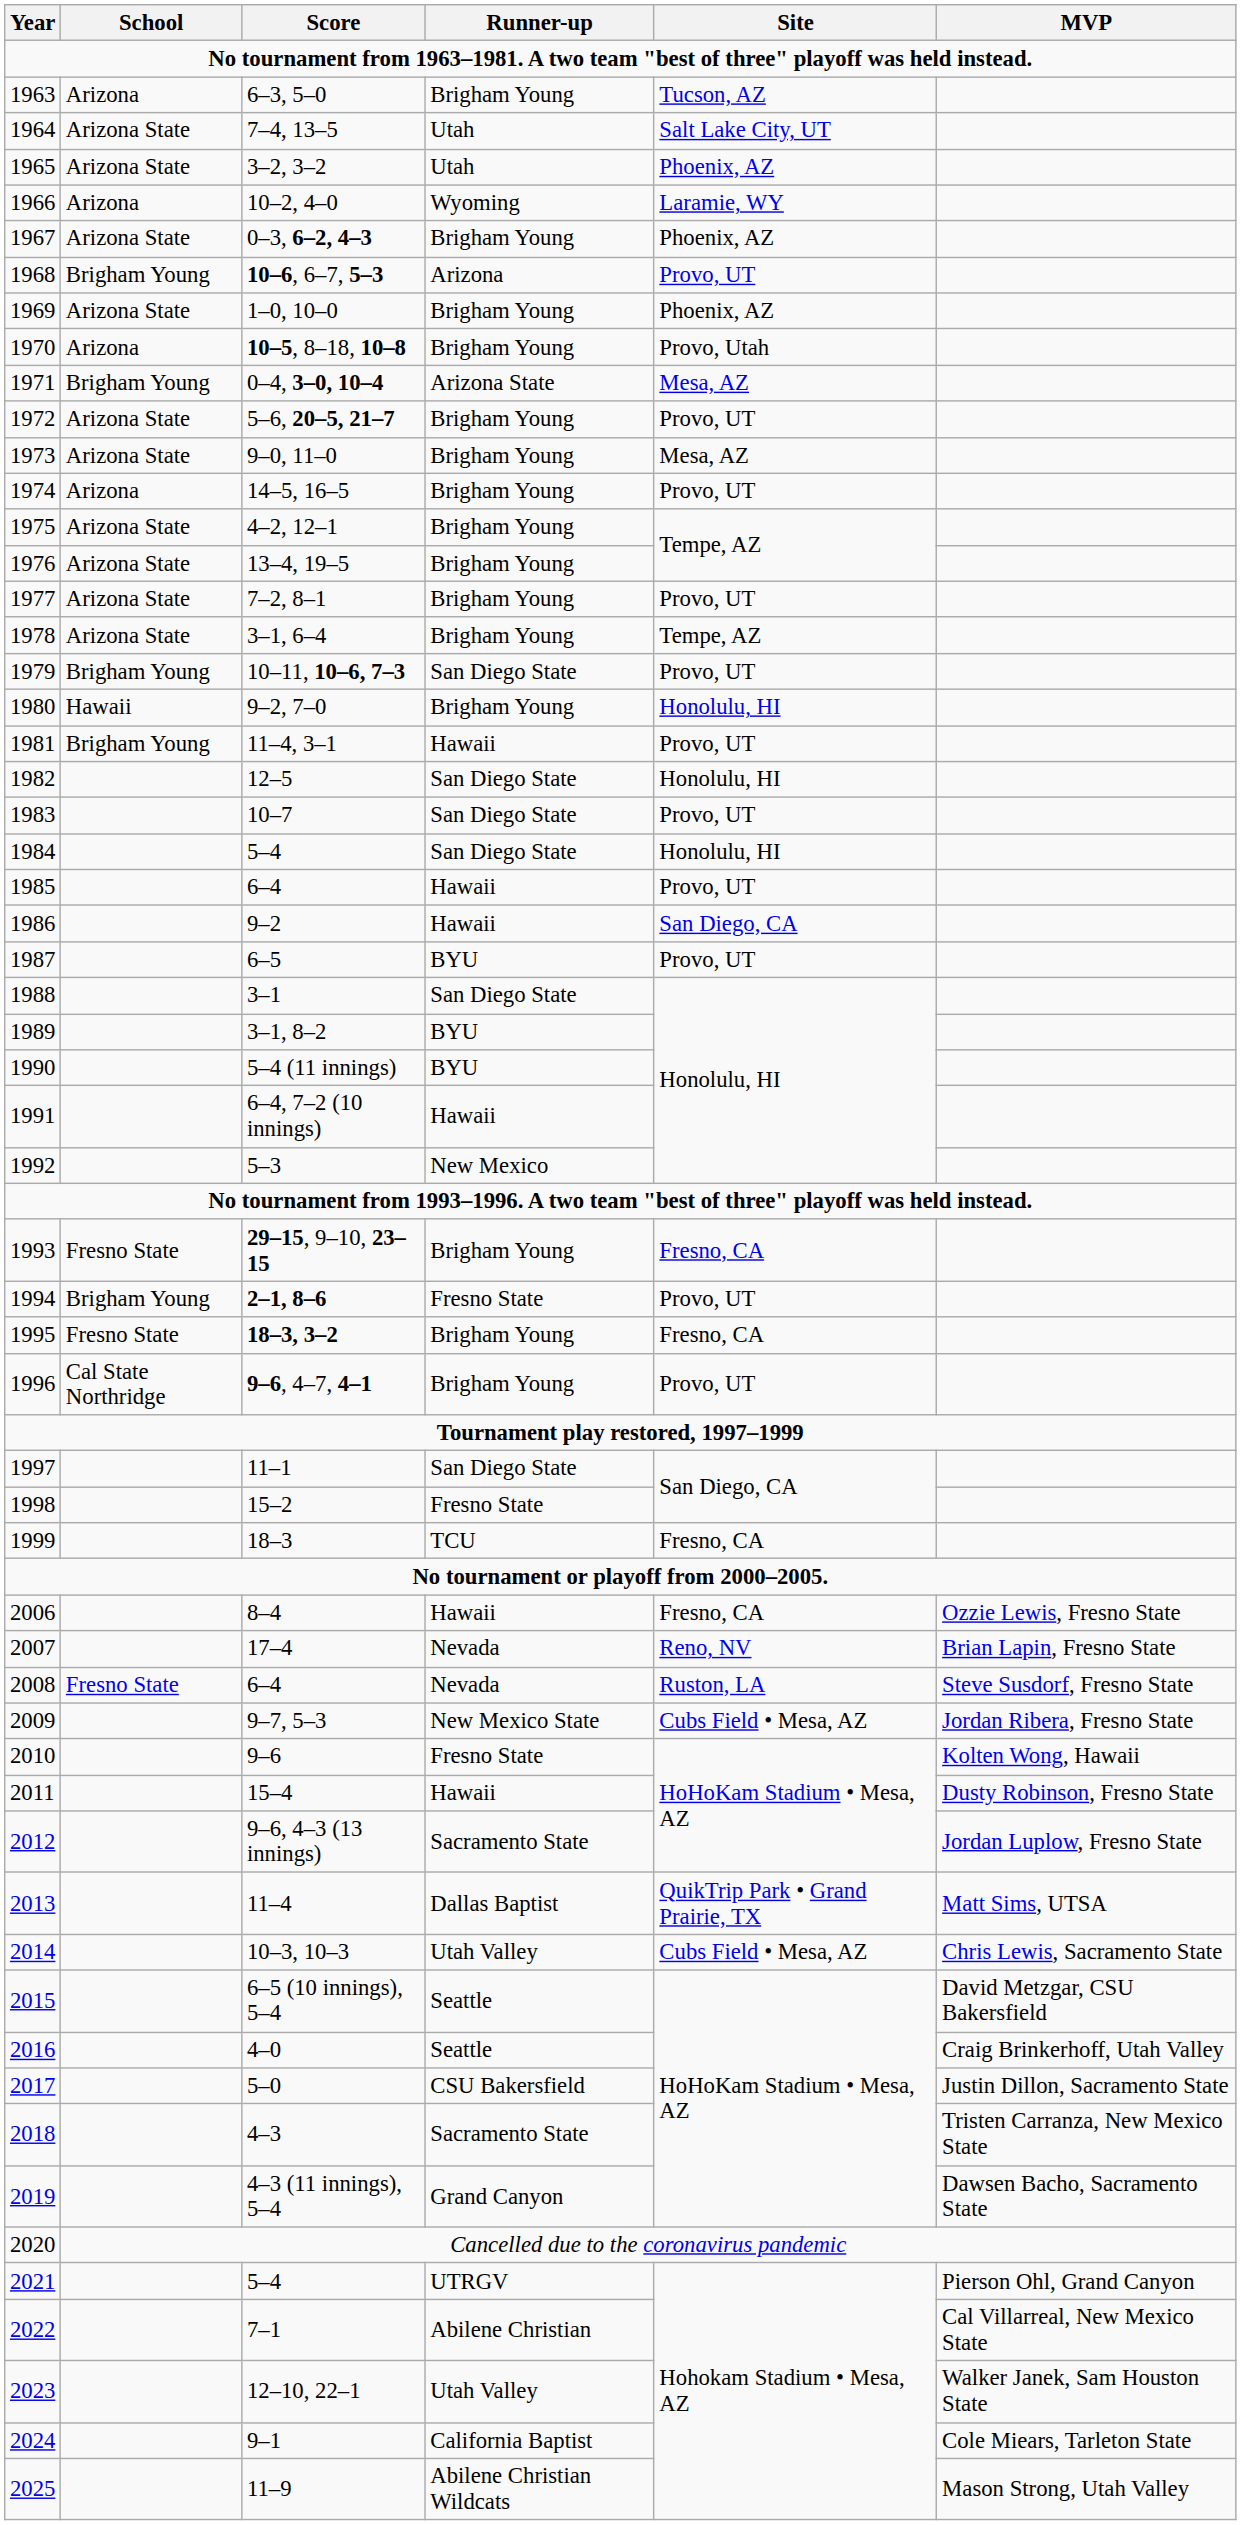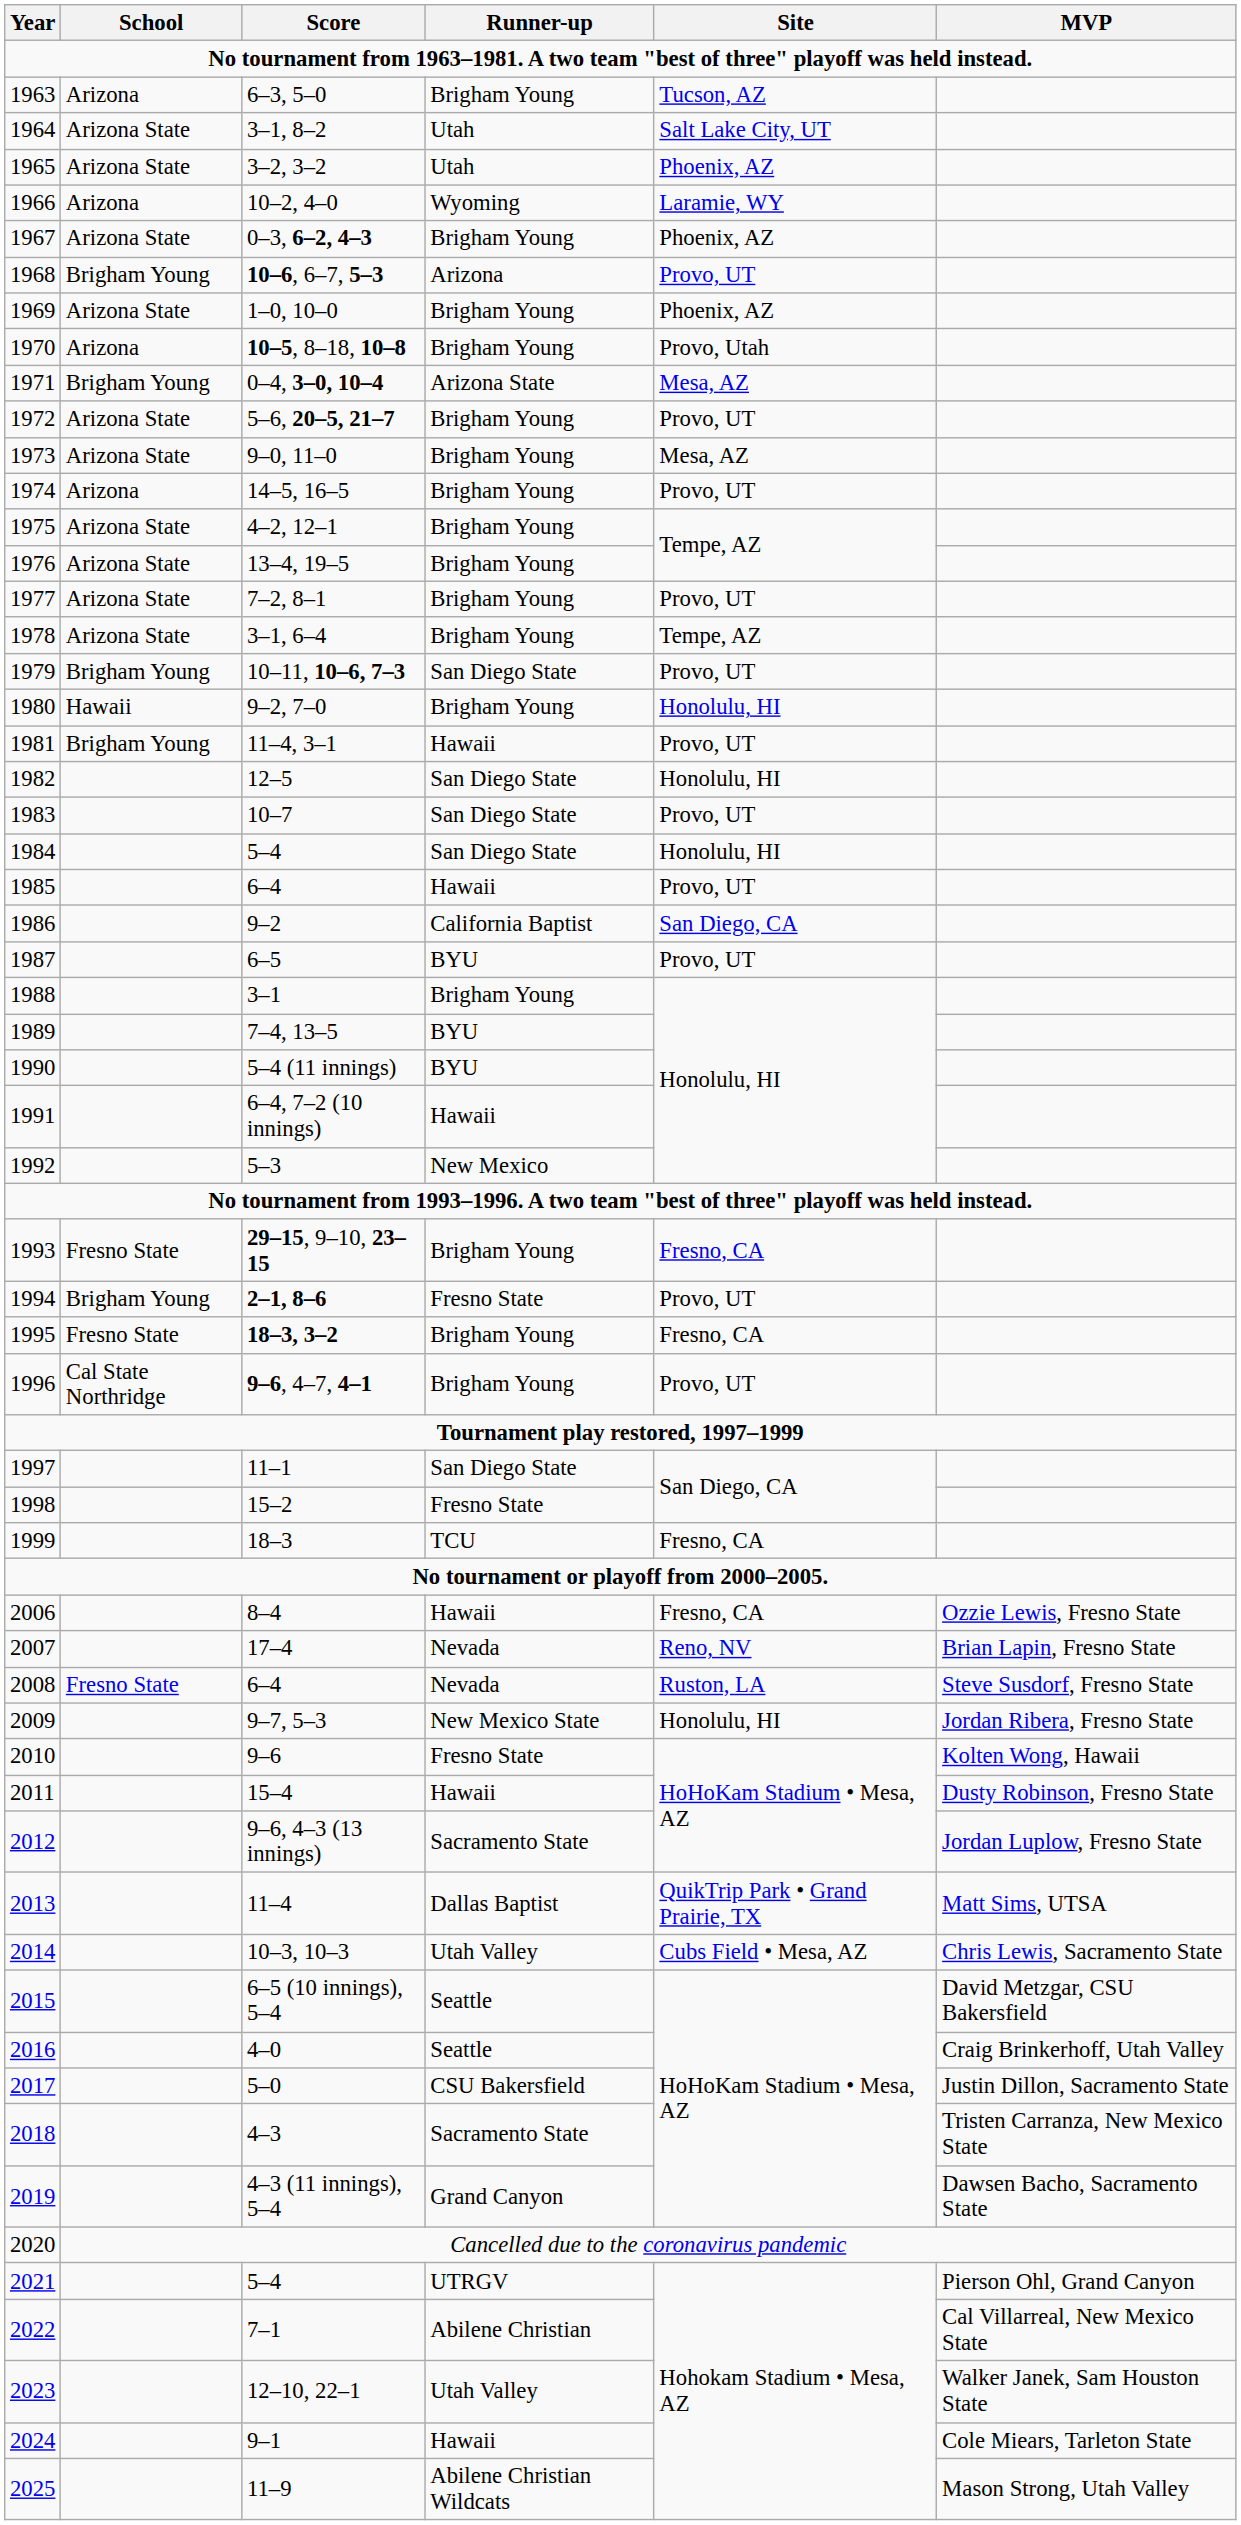(292, 130) 7–4, 13–5 -> (287, 130) 3–1, 8–2
(463, 923) Hawaii -> (511, 923) California Baptist
(503, 995) San Diego State -> (502, 995) Brigham Young
(287, 1031) 3–1, 8–2 -> (292, 1031) 7–4, 13–5
(763, 1720) Cubs Field • Mesa, AZ -> (720, 1720) Honolulu, HI
(511, 2440) California Baptist -> (463, 2440) Hawaii
